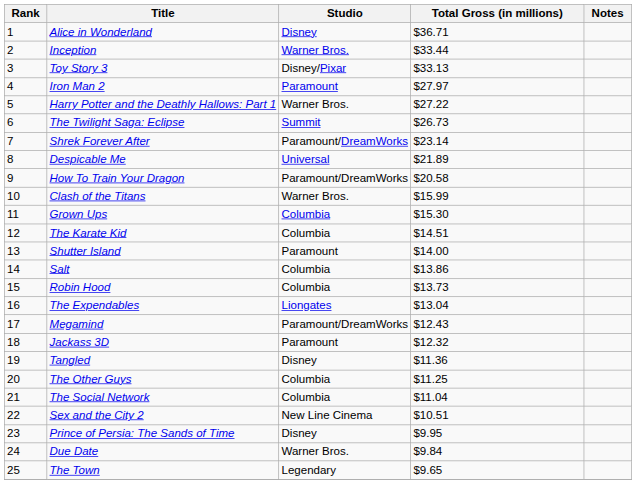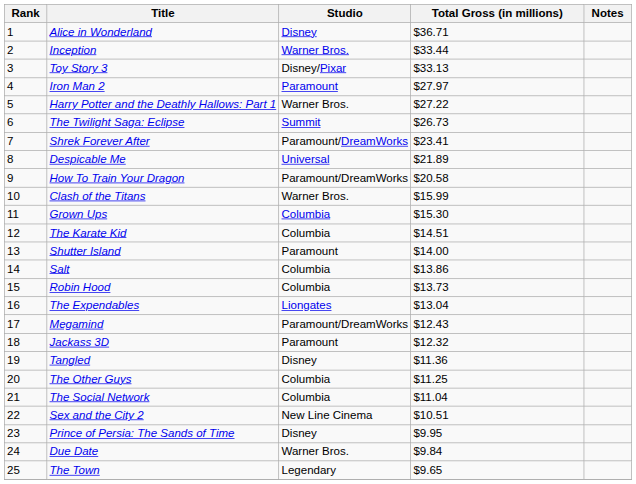(431, 141) $23.14 -> (431, 141) $23.41
